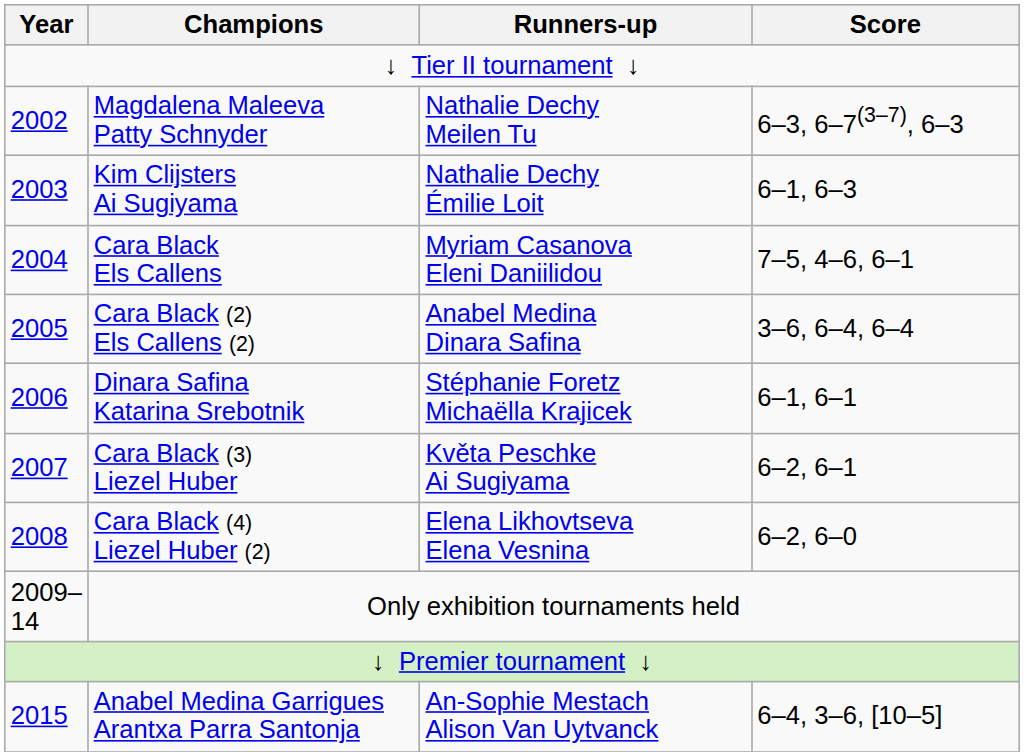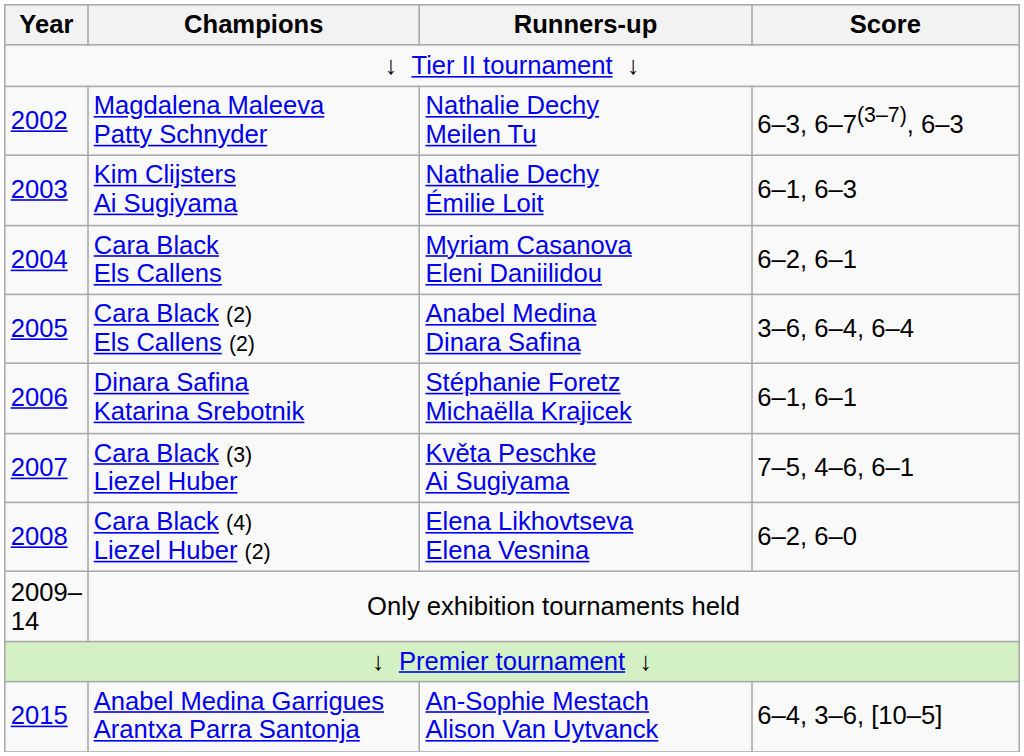(836, 259) 7–5, 4–6, 6–1 -> (807, 259) 6–2, 6–1
(807, 467) 6–2, 6–1 -> (836, 467) 7–5, 4–6, 6–1
